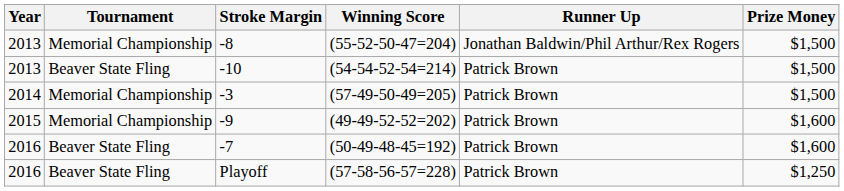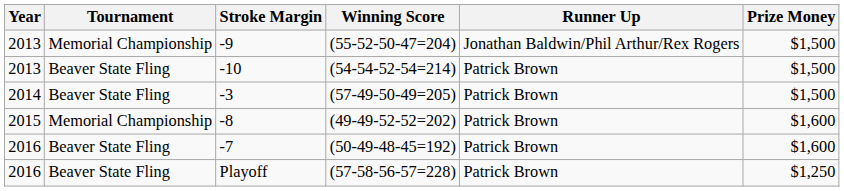(226, 43) -8 -> (226, 43) -9
(130, 95) Memorial Championship -> (109, 95) Beaver State Fling
(226, 120) -9 -> (226, 120) -8
